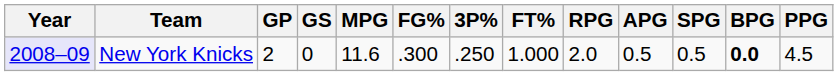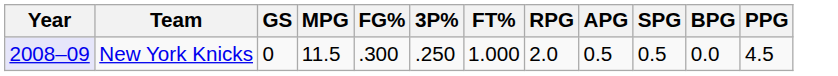- column: (277, 20)
(361, 53) 11.6 -> (321, 53) 11.5
(745, 53) bold -> (705, 53) normal
